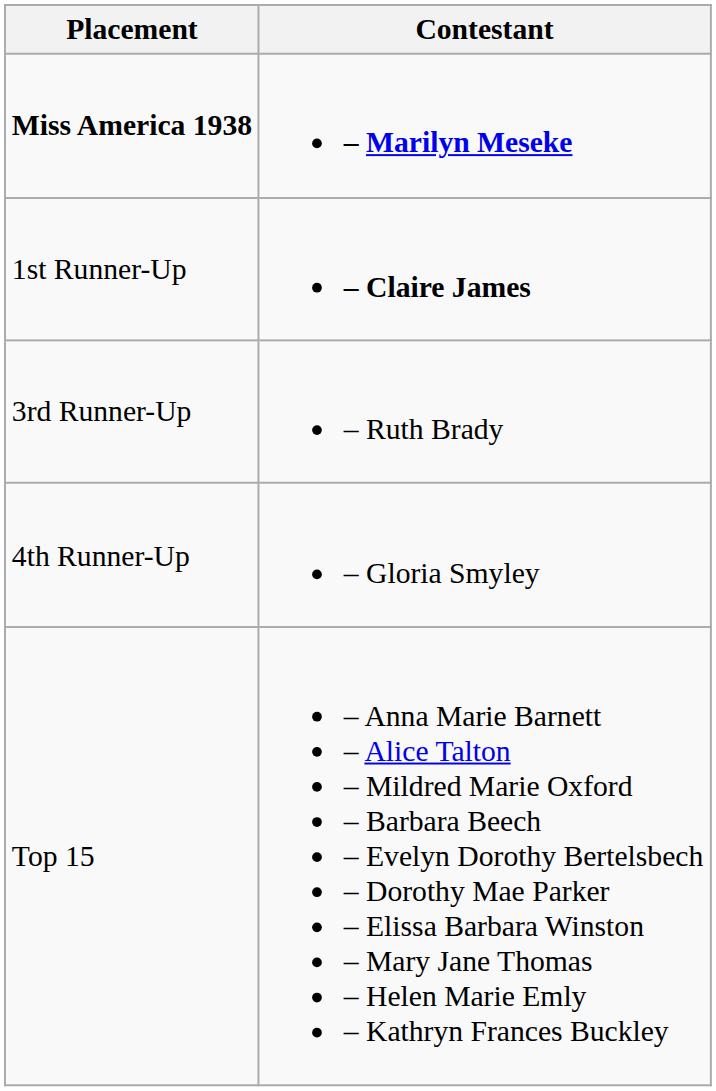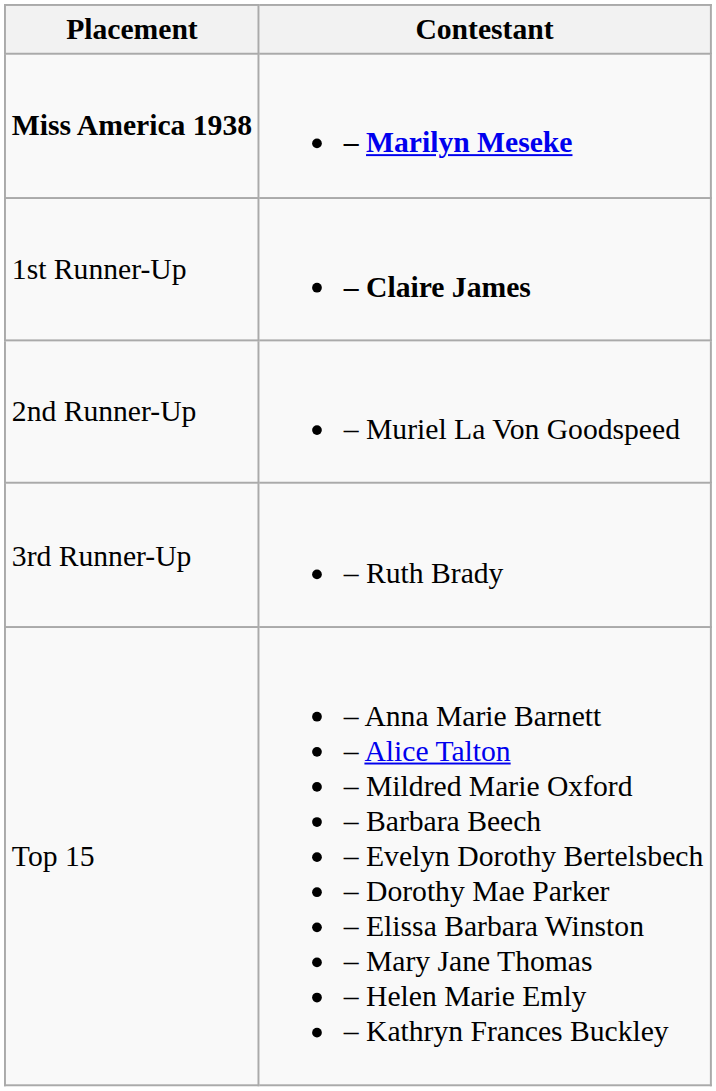+ row: (104, 411)
- row: (101, 554)
